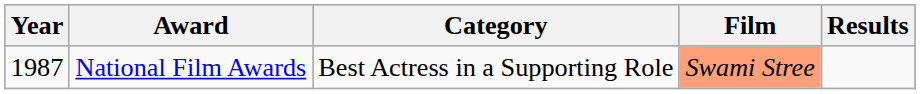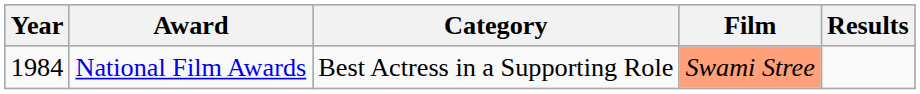(37, 66) 1987 -> (37, 66) 1984
